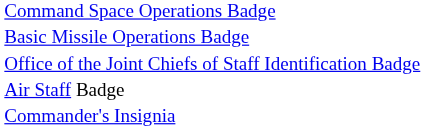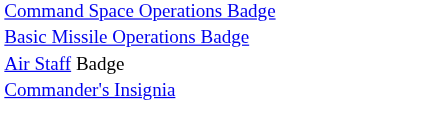- row: (212, 63)
